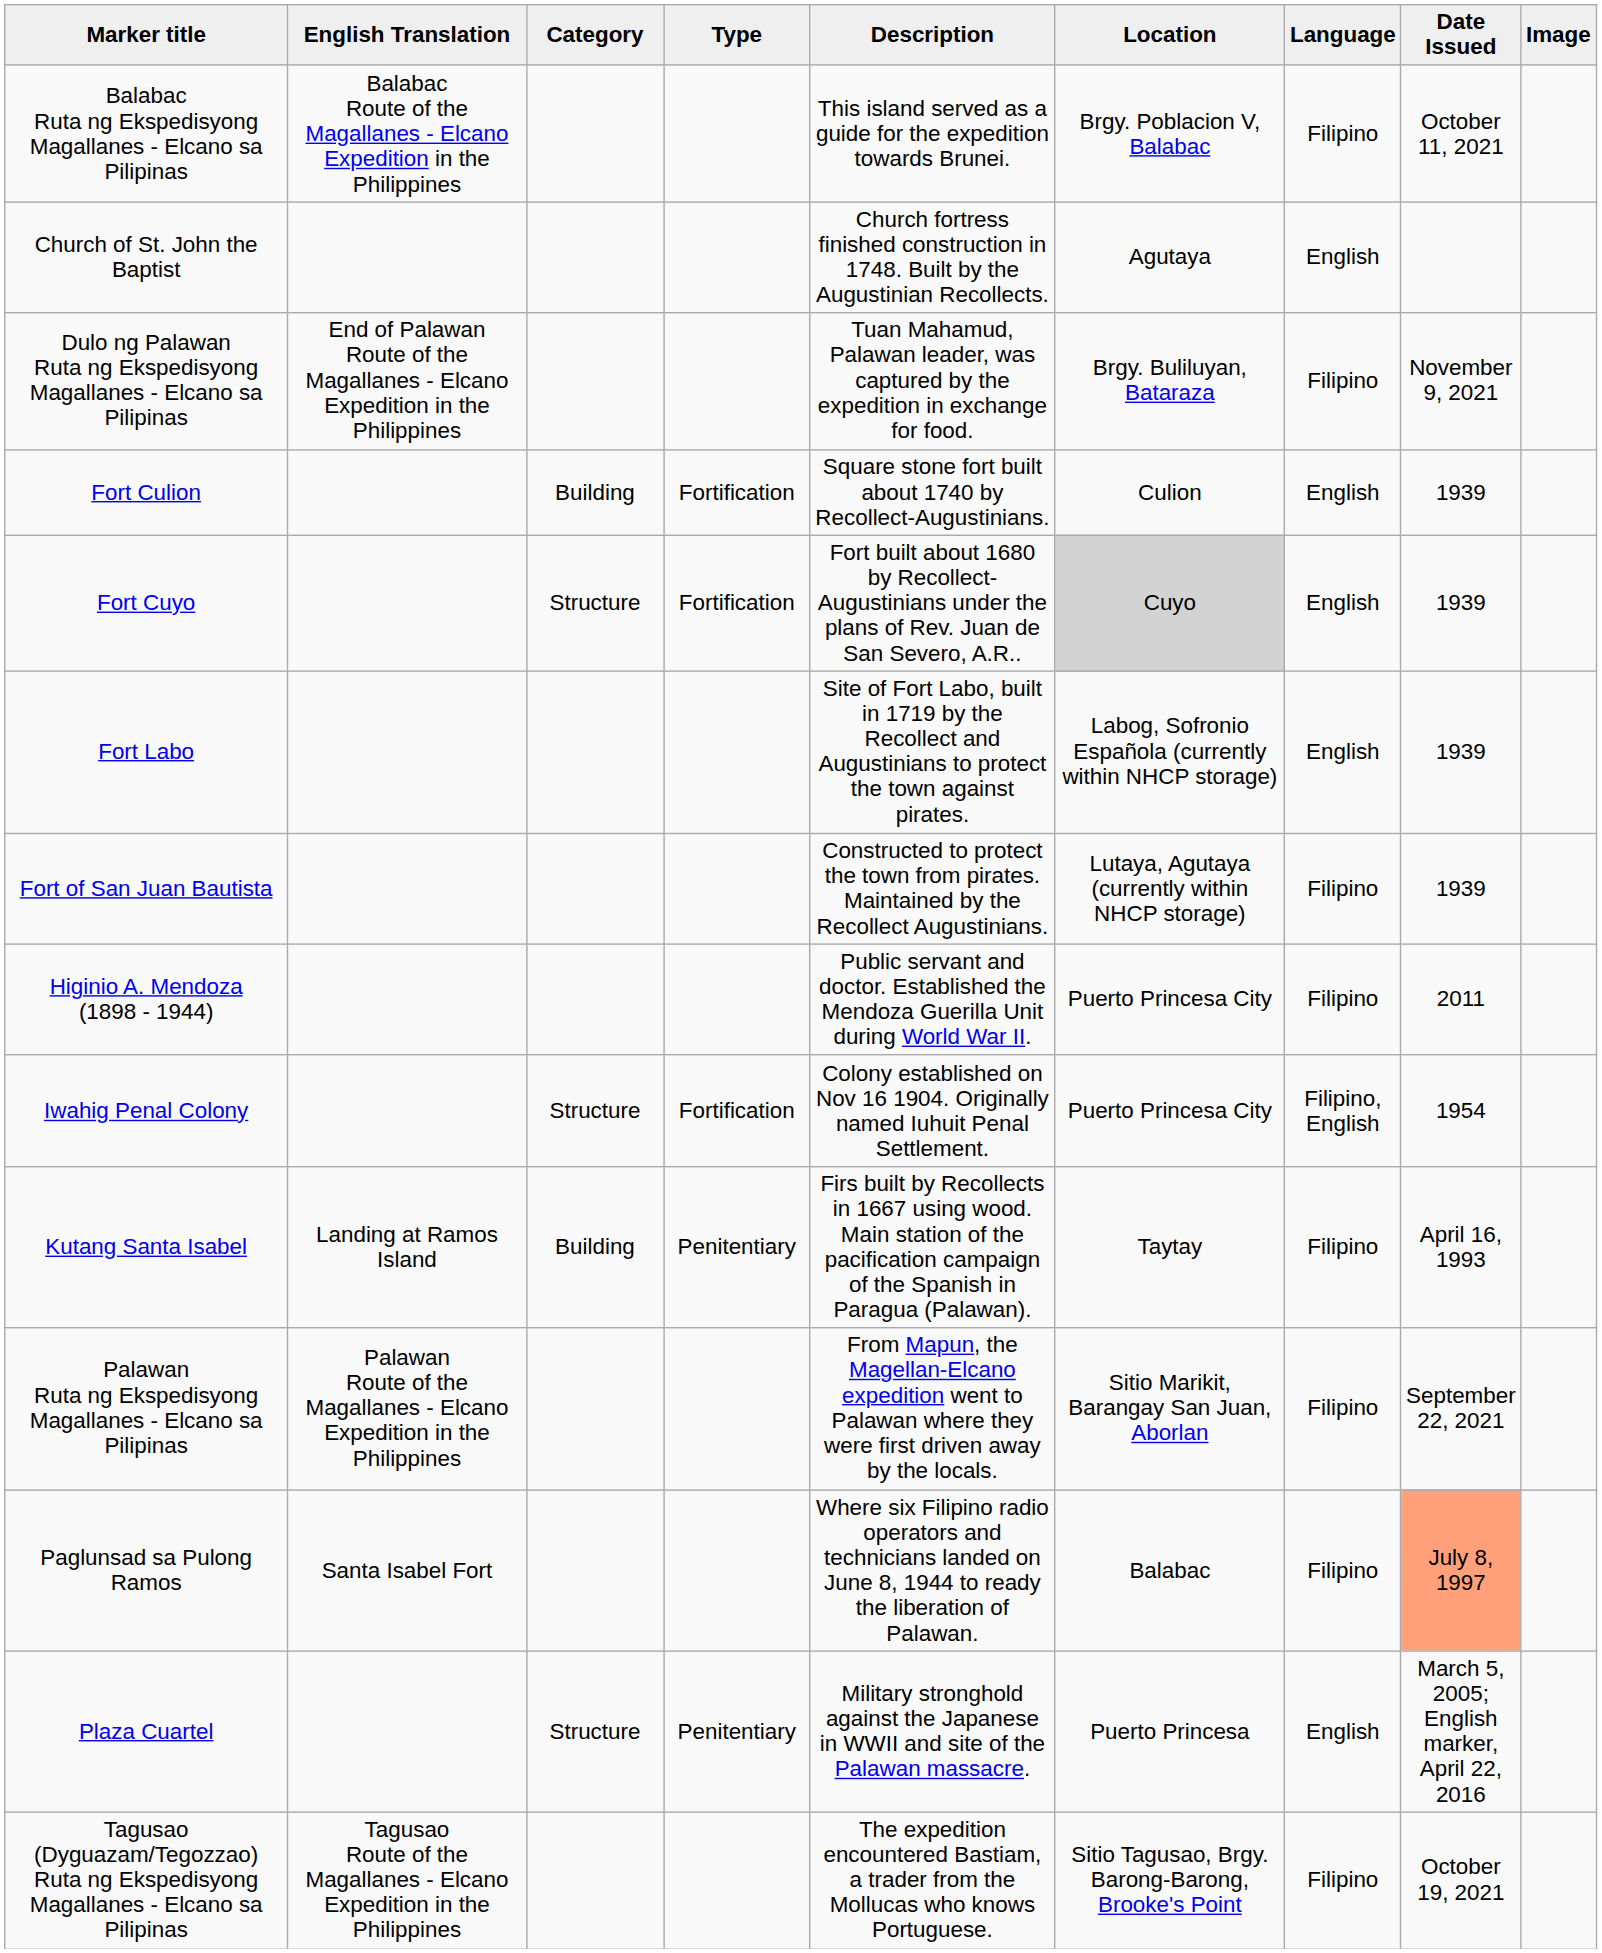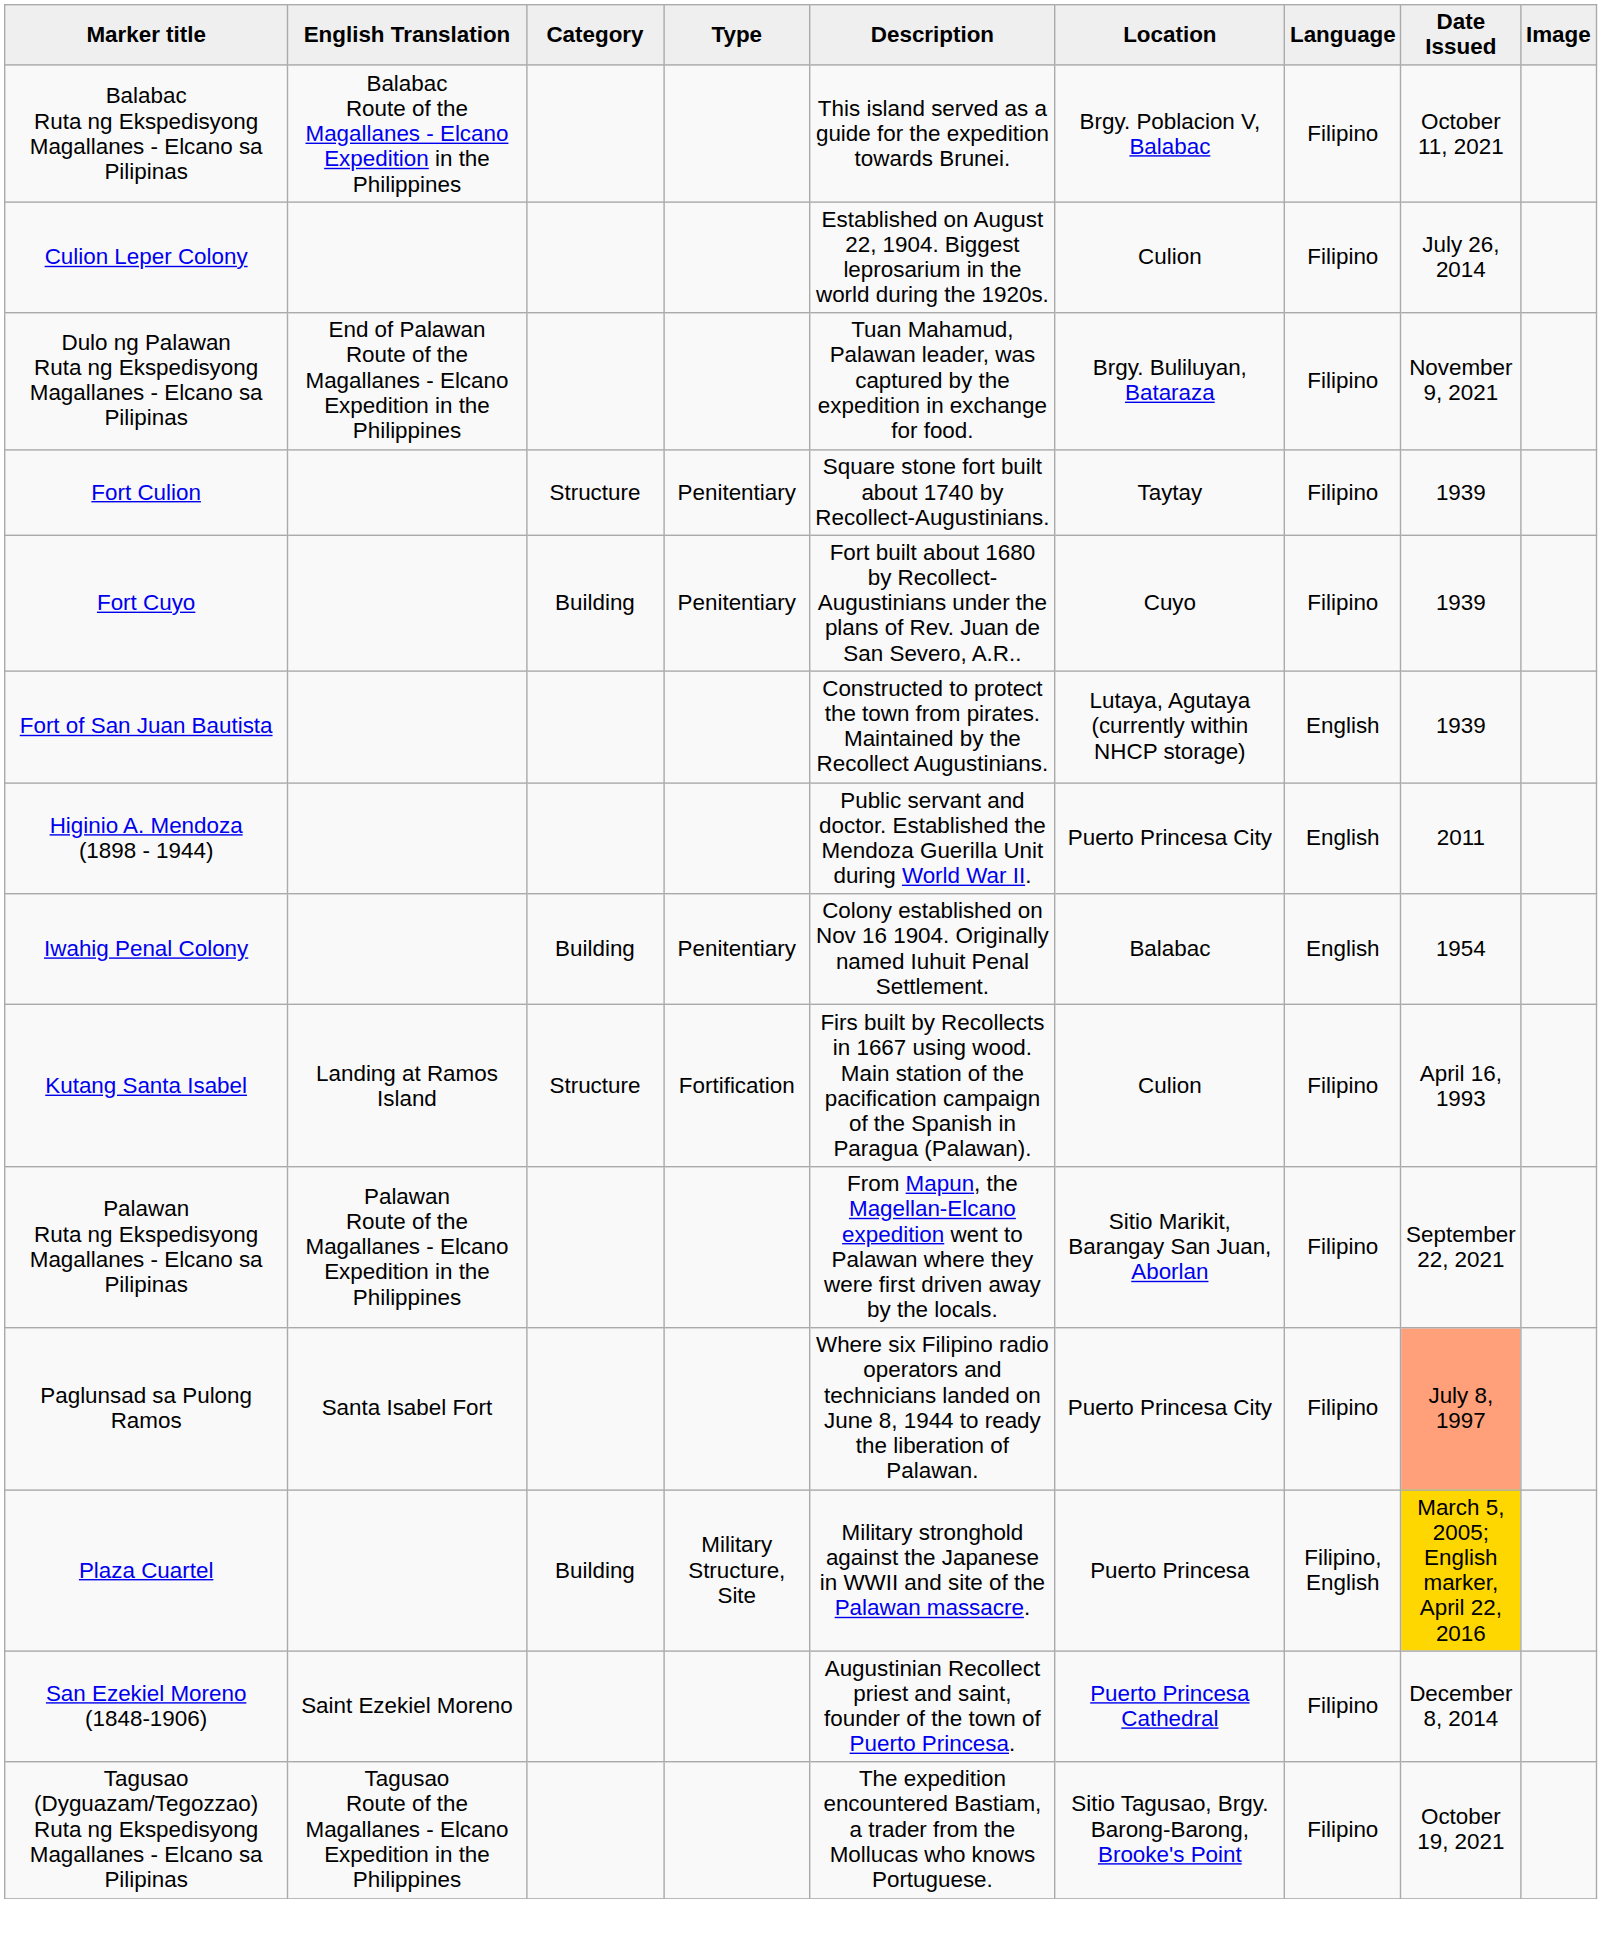- row: (146, 257)
+ row: (146, 257)
(595, 491) Building -> (595, 491) Structure
(737, 491) Fortification -> (737, 491) Penitentiary
(1170, 491) Culion -> (1170, 491) Taytay
(1343, 491) English -> (1343, 491) Filipino
(595, 603) Structure -> (595, 603) Building
(737, 603) Fortification -> (737, 603) Penitentiary
(1170, 603) lightgrey background -> (1170, 603) no background
(1343, 603) English -> (1343, 603) Filipino
- row: (146, 752)
(1343, 888) Filipino -> (1343, 726) English
(1343, 999) Filipino -> (1343, 837) English
(595, 1110) Structure -> (595, 949) Building
(737, 1110) Fortification -> (737, 949) Penitentiary
(1170, 1110) Puerto Princesa City -> (1170, 949) Balabac
(1343, 1110) Filipino, English -> (1343, 949) English
(595, 1246) Building -> (595, 1085) Structure
(737, 1246) Penitentiary -> (737, 1085) Fortification
(1170, 1246) Taytay -> (1170, 1085) Culion
(1170, 1569) Balabac -> (1170, 1408) Puerto Princesa City
(595, 1731) Structure -> (595, 1569) Building
(737, 1731) Penitentiary -> (737, 1569) Military Structure, Site
(1343, 1731) English -> (1343, 1569) Filipino, English
(1461, 1731) no background -> (1461, 1569) gold background
+ row: (146, 1706)
